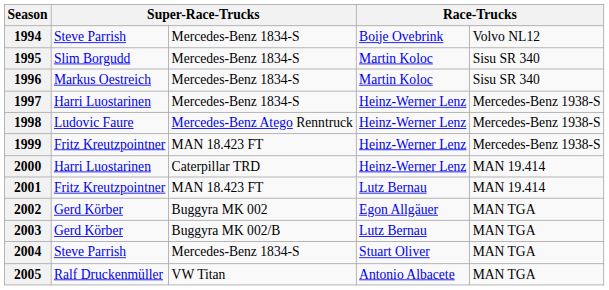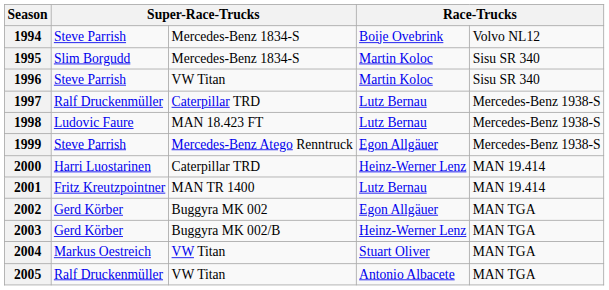(102, 79) Markus Oestreich -> (90, 79) Steve Parrish
(236, 79) Mercedes-Benz 1834-S -> (198, 79) VW Titan
(102, 101) Harri Luostarinen -> (108, 101) Ralf Druckenmüller
(236, 101) Mercedes-Benz 1834-S -> (216, 101) Caterpillar TRD
(413, 101) Heinz-Werner Lenz -> (393, 101) Lutz Bernau
(262, 123) Mercedes-Benz Atego Renntruck -> (217, 123) MAN 18.423 FT
(413, 123) Heinz-Werner Lenz -> (393, 123) Lutz Bernau
(110, 144) Fritz Kreutzpointner -> (90, 144) Steve Parrish
(217, 144) MAN 18.423 FT -> (262, 144) Mercedes-Benz Atego Renntruck
(413, 144) Heinz-Werner Lenz -> (399, 144) Egon Allgäuer
(217, 187) MAN 18.423 FT -> (213, 187) MAN TR 1400
(393, 230) Lutz Bernau -> (413, 230) Heinz-Werner Lenz
(90, 252) Steve Parrish -> (102, 252) Markus Oestreich
(236, 252) Mercedes-Benz 1834-S -> (198, 252) VW Titan
